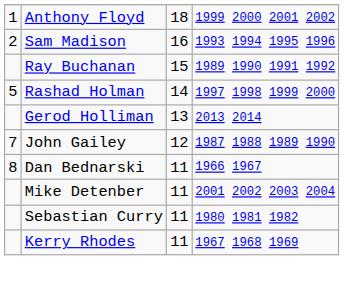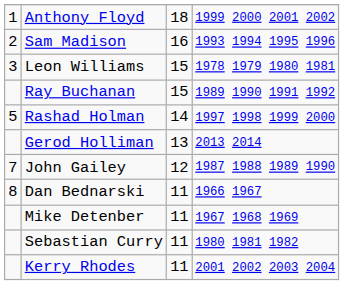+ row: (85, 67)
(265, 192) 2001 2002 2003 2004 -> (247, 217) 1967 1968 1969
(247, 242) 1967 1968 1969 -> (265, 267) 2001 2002 2003 2004
